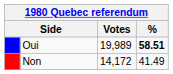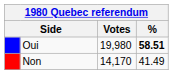(116, 45) 19,989 -> (116, 45) 19,980
(116, 62) 14,172 -> (116, 62) 14,170
